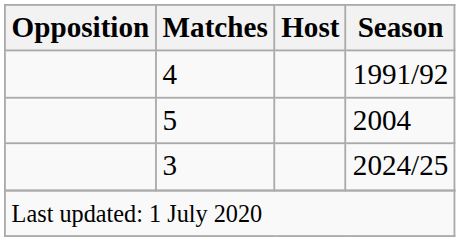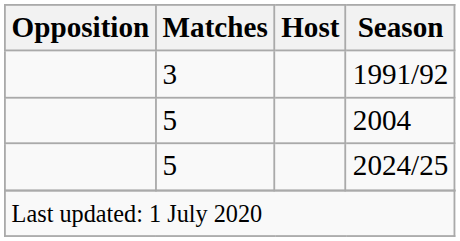(170, 73) 4 -> (170, 73) 3
(170, 166) 3 -> (170, 166) 5
